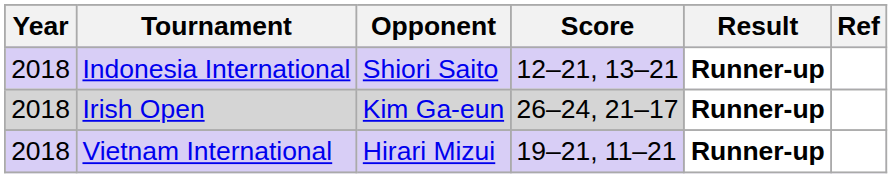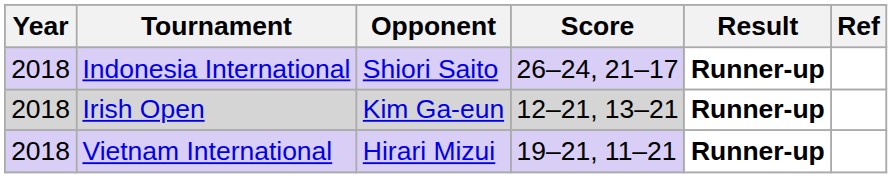(598, 68) 12–21, 13–21 -> (598, 68) 26–24, 21–17
(598, 110) 26–24, 21–17 -> (598, 110) 12–21, 13–21
